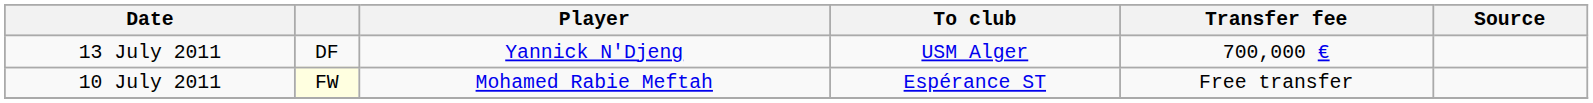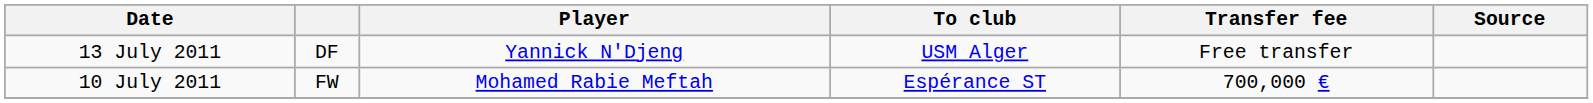(1276, 52) 700,000 € -> (1276, 52) Free transfer
(327, 83) lightyellow background -> (327, 83) no background
(1276, 83) Free transfer -> (1276, 83) 700,000 €
